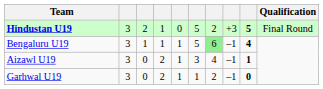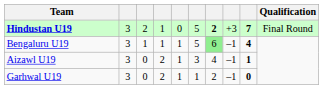(214, 28) normal -> (214, 28) bold
(249, 28) 5 -> (249, 28) 7
